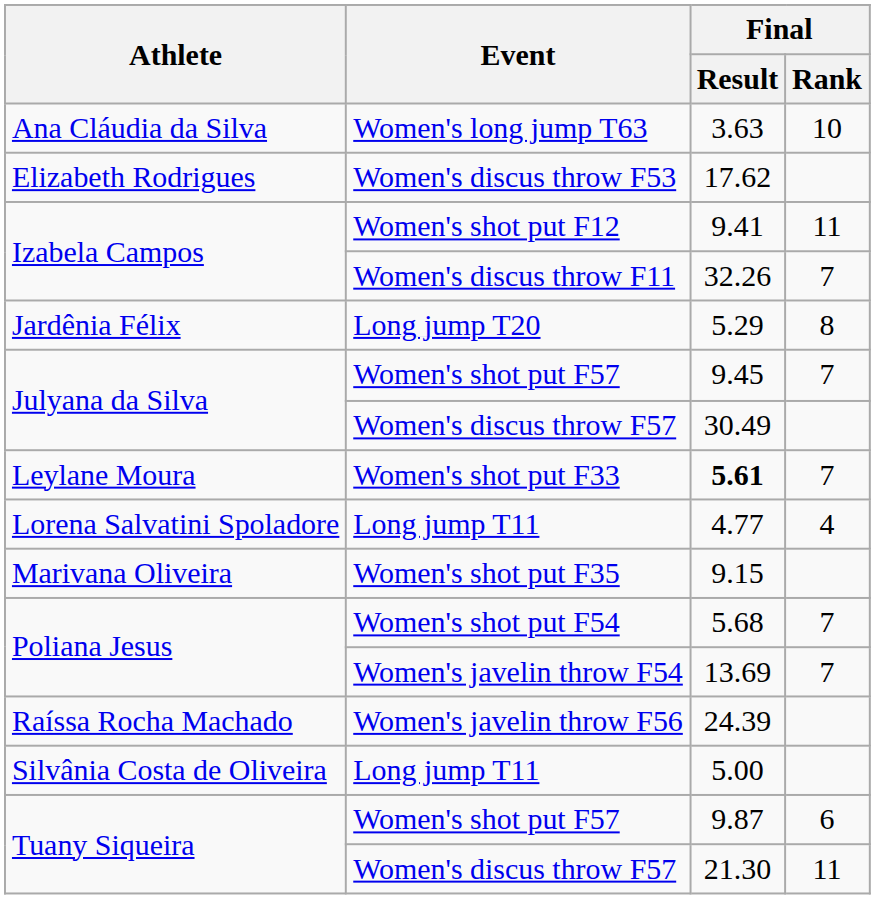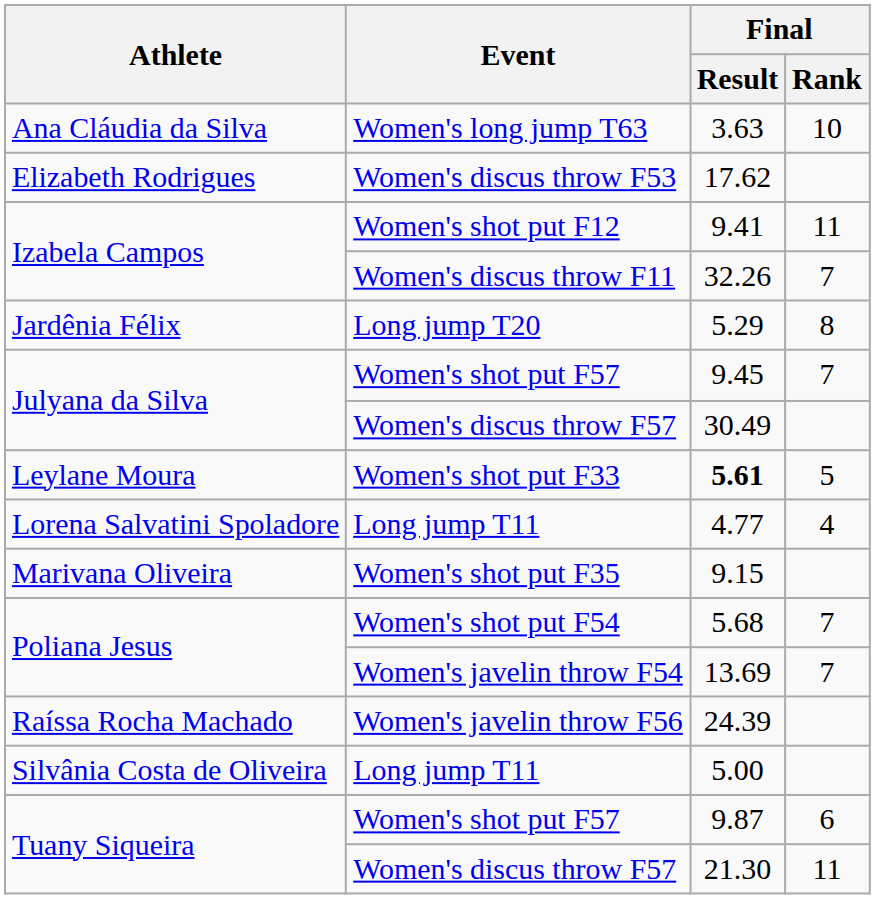(827, 473) 7 -> (827, 473) 5
